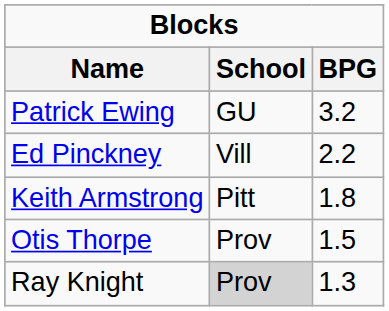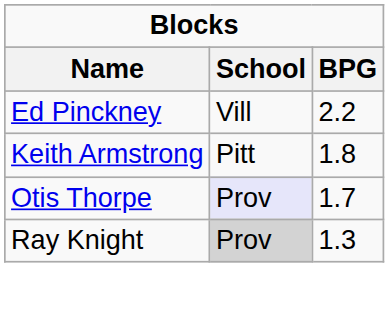- row: (93, 111)
(244, 240) no background -> (244, 197) lavender background
(337, 240) 1.5 -> (337, 197) 1.7
